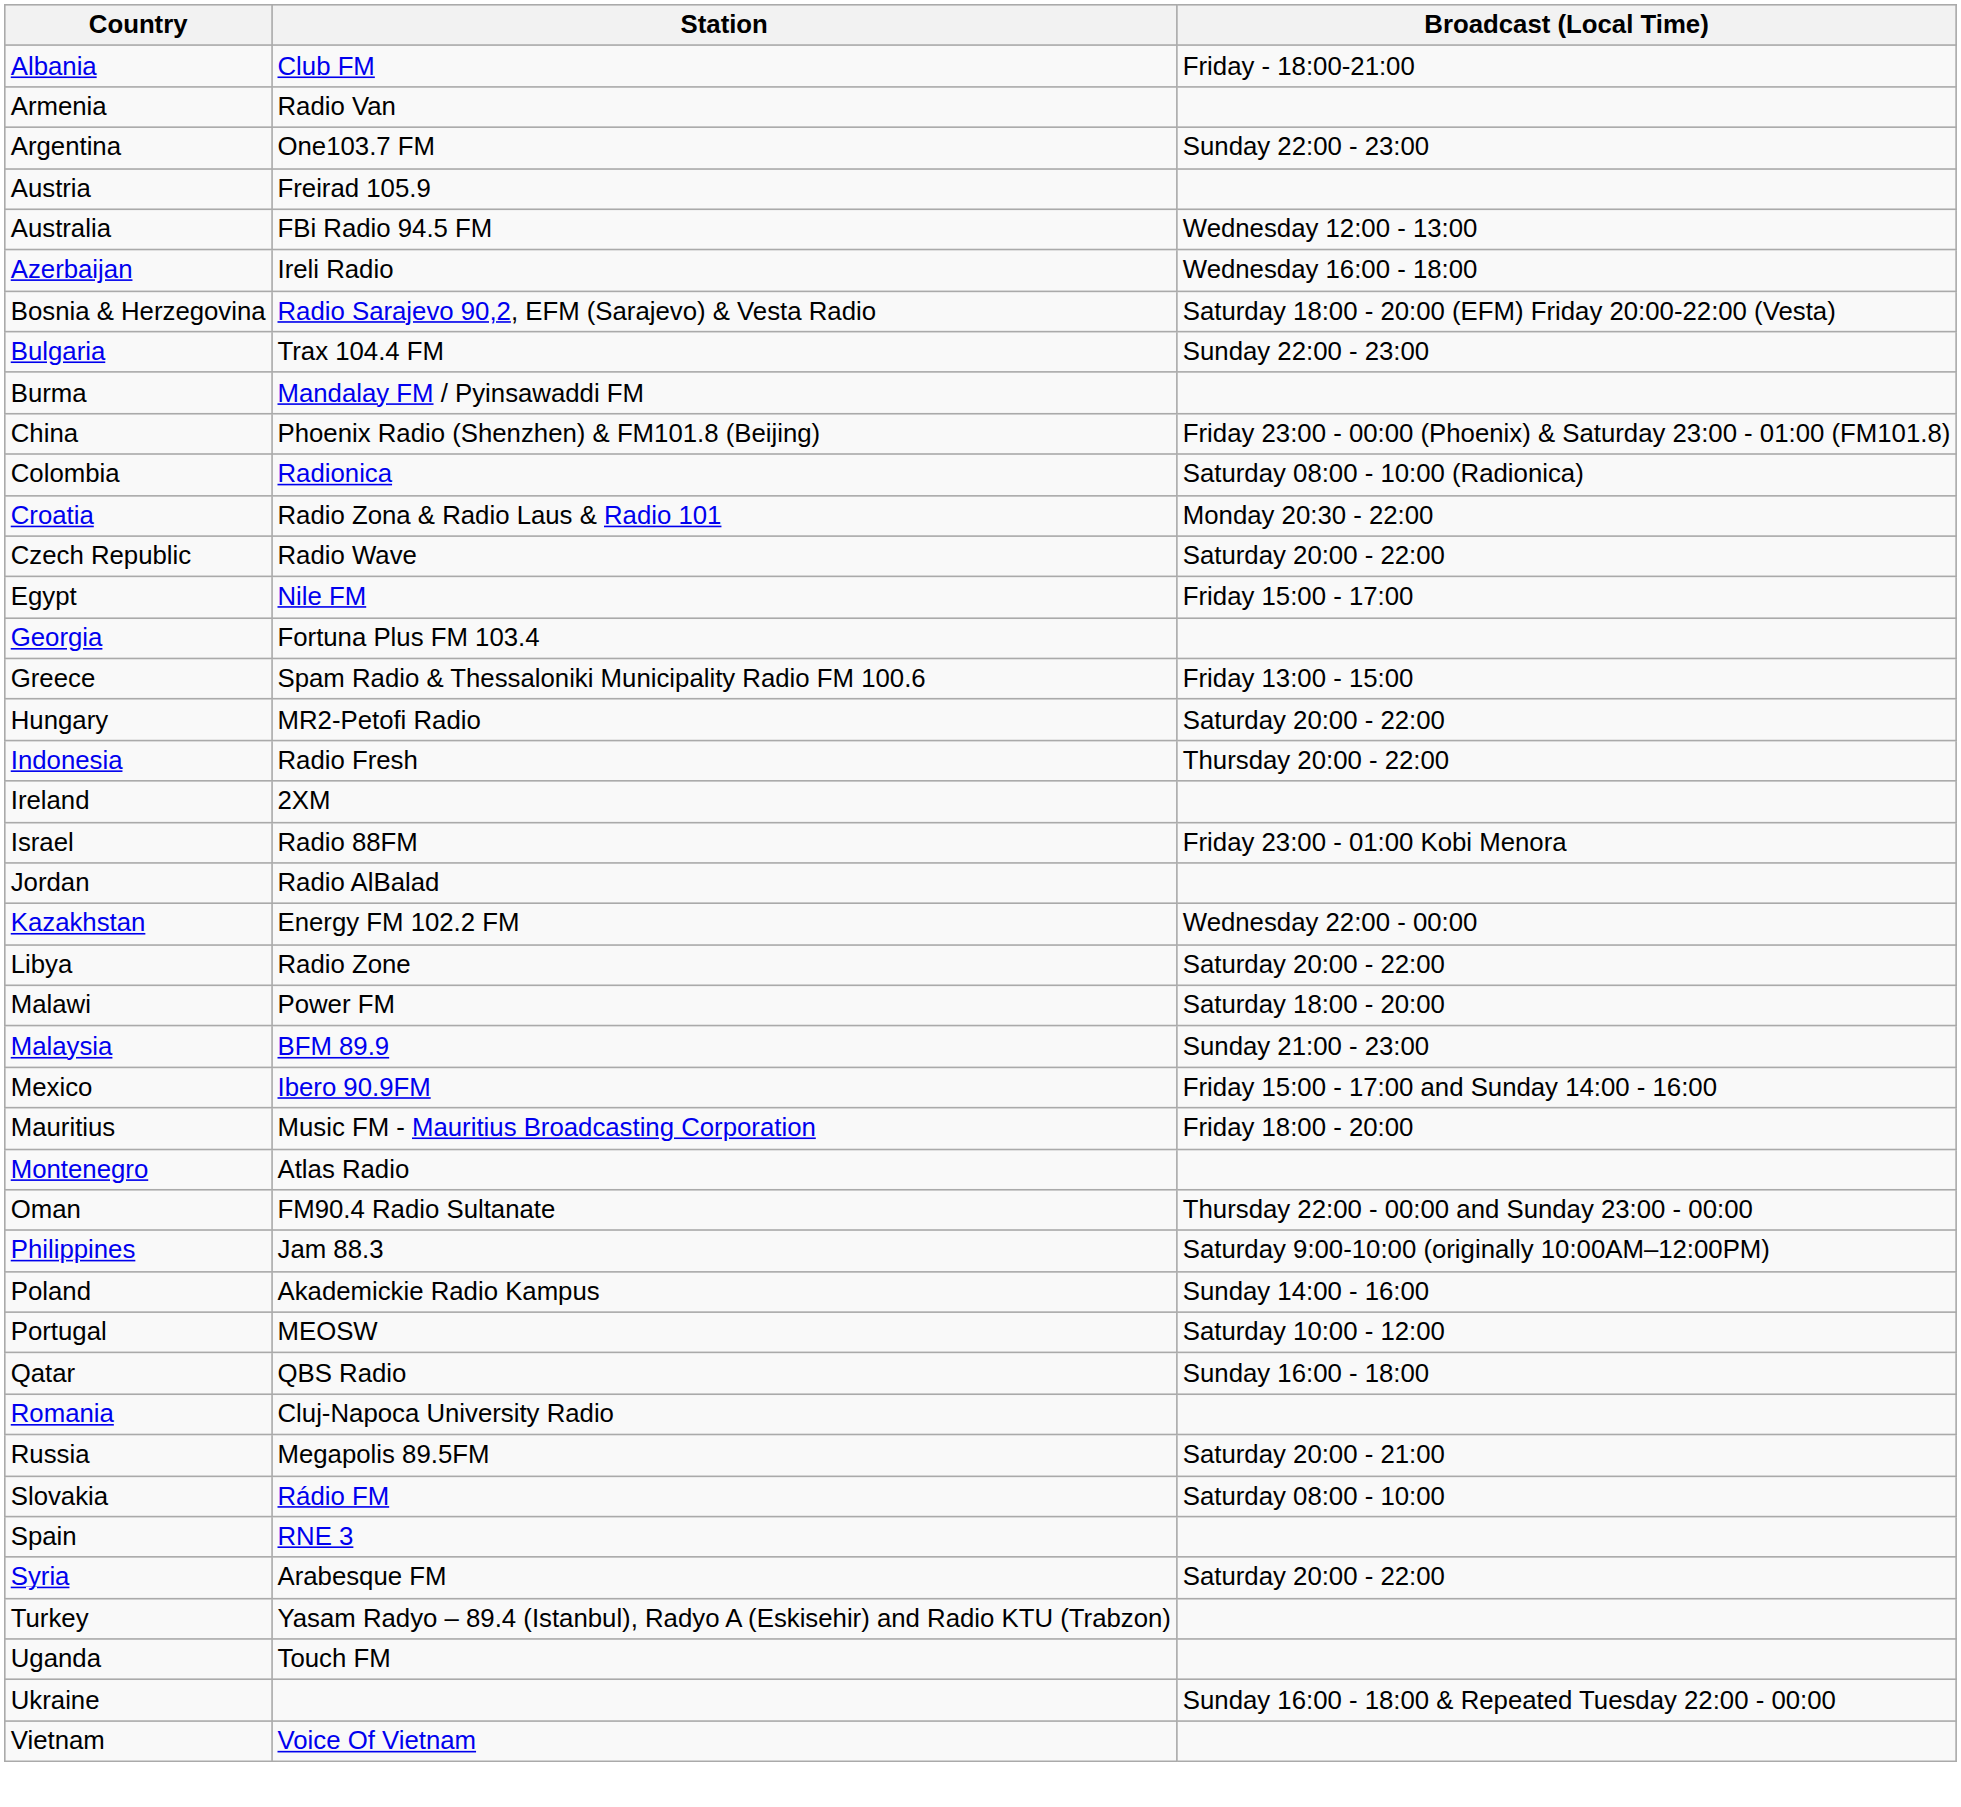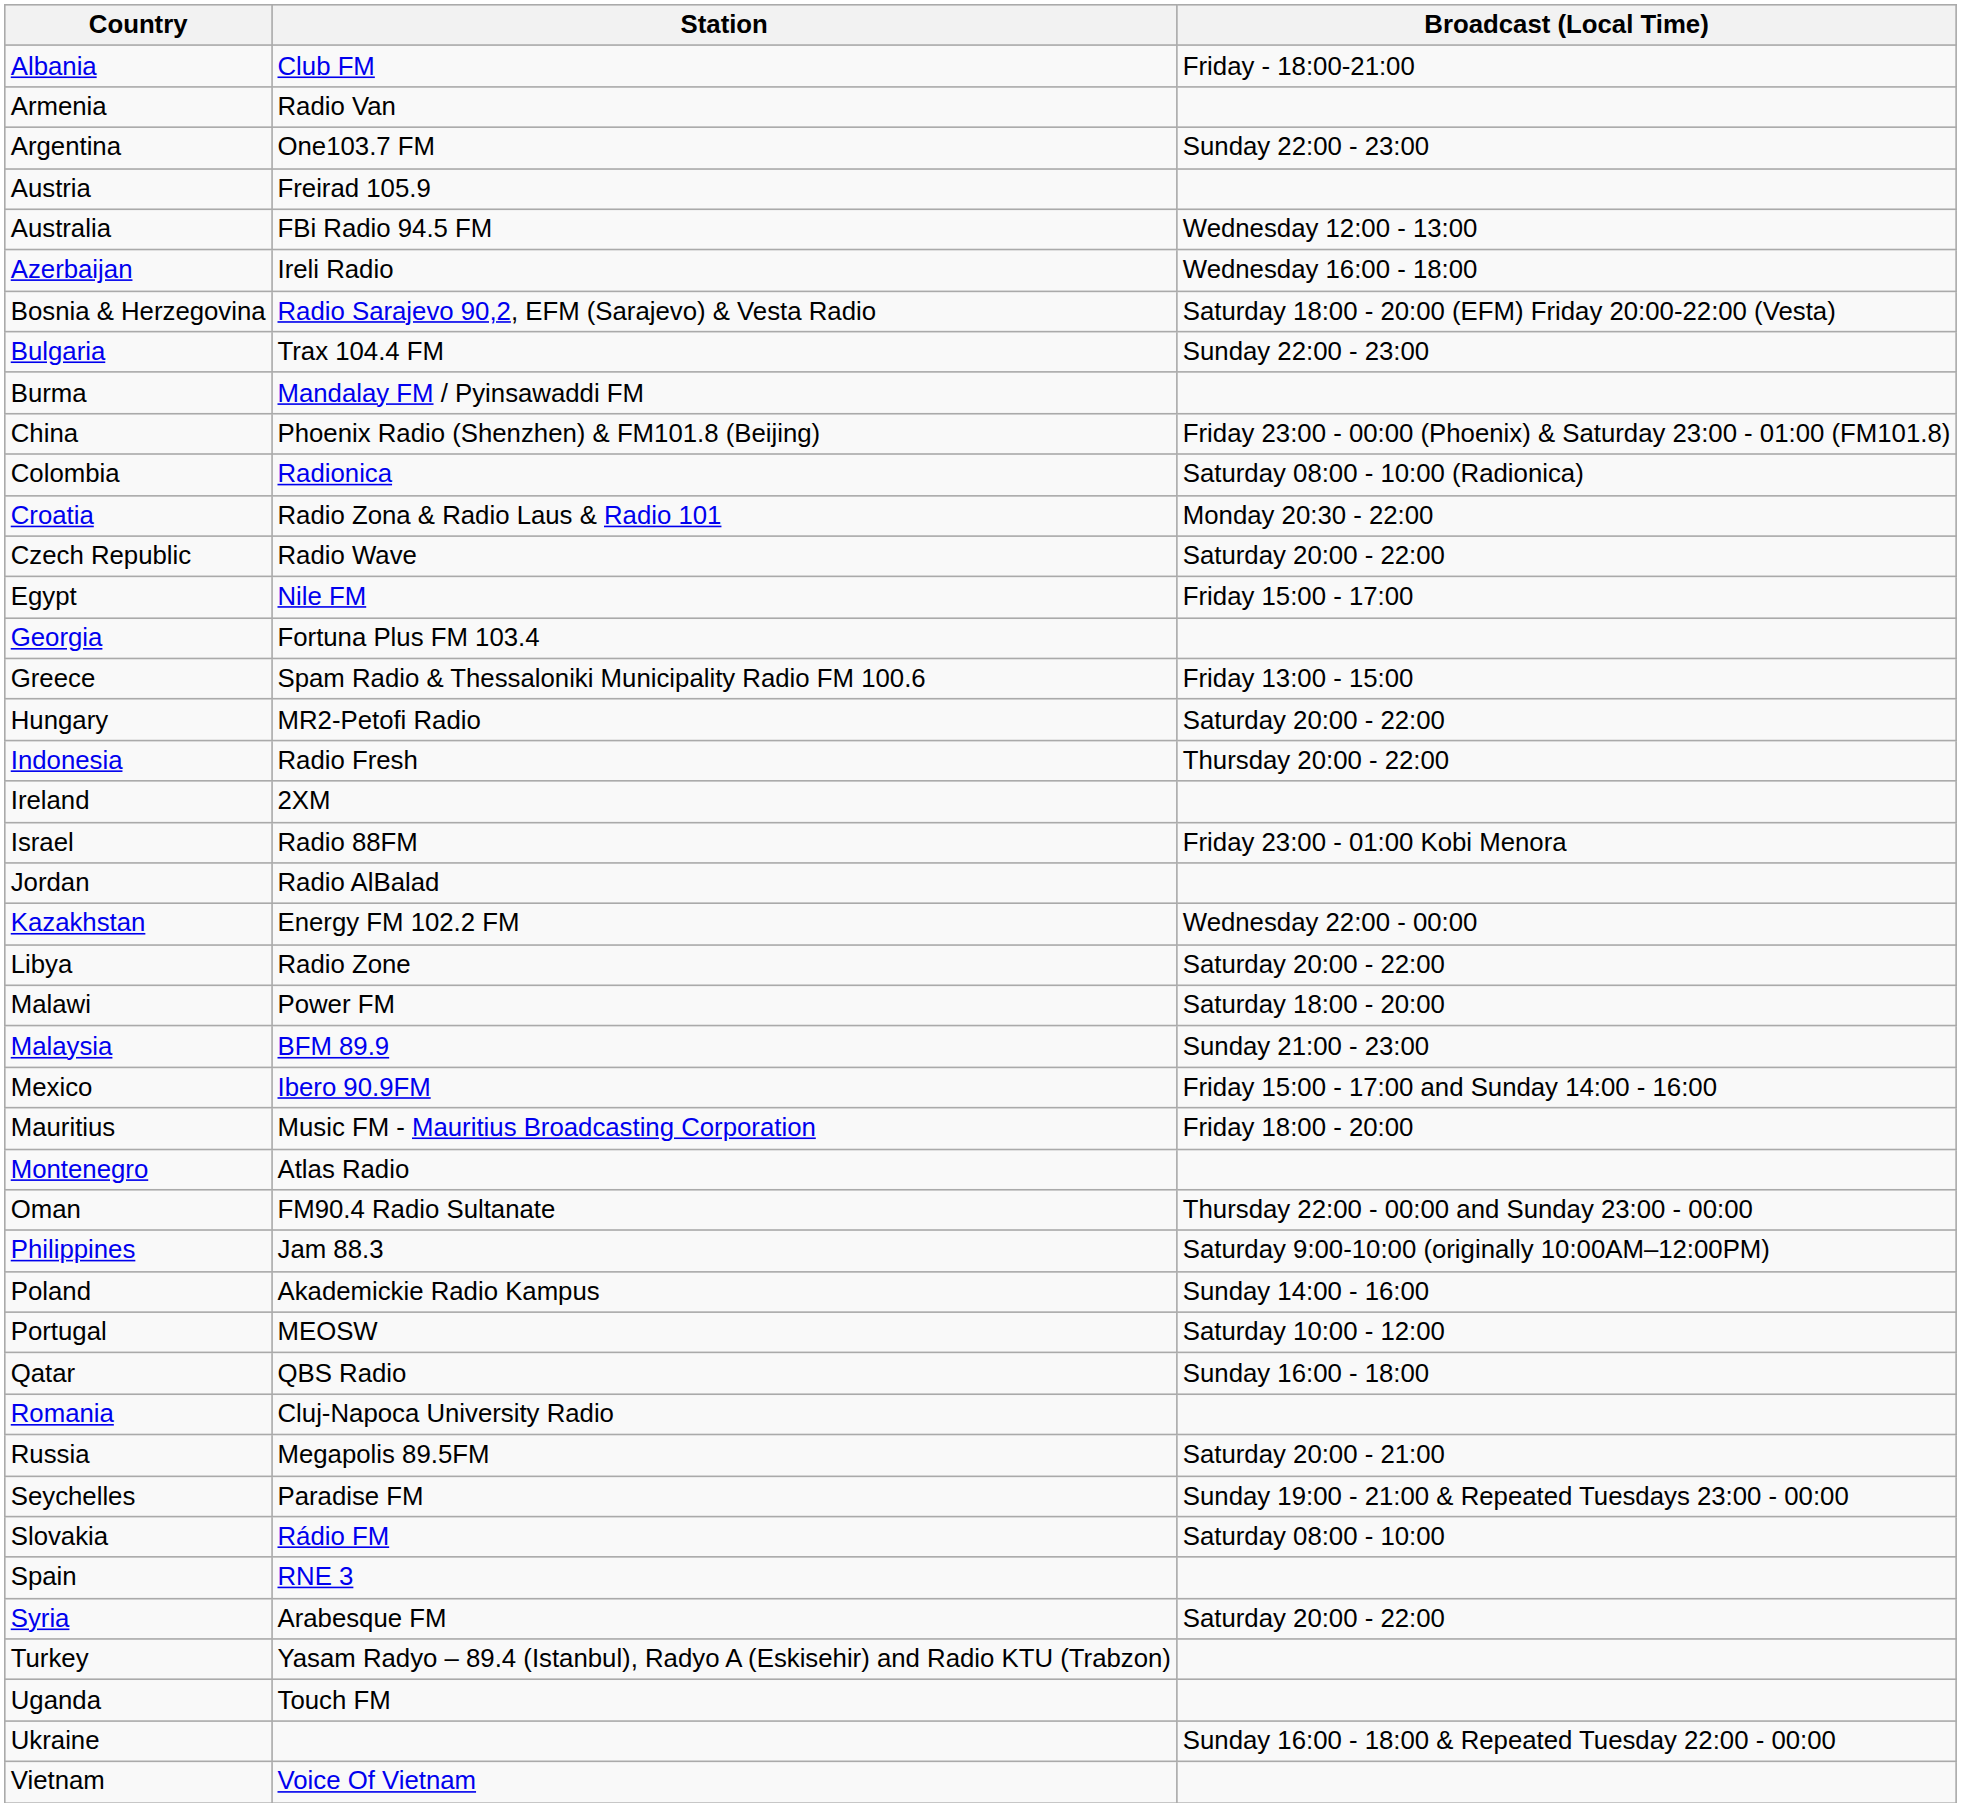+ row: (73, 1495)
